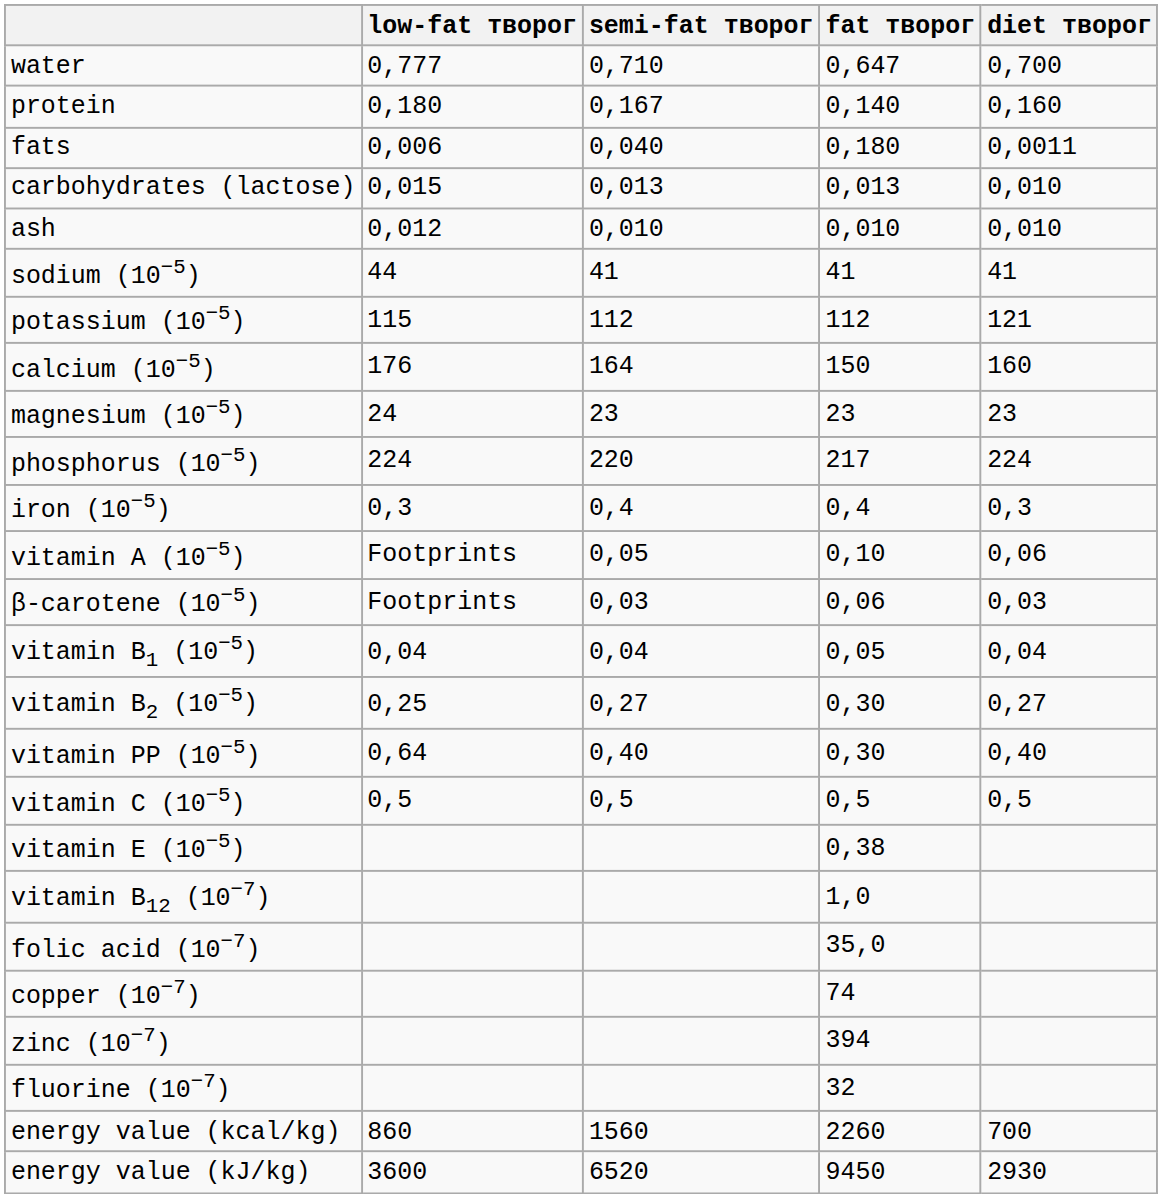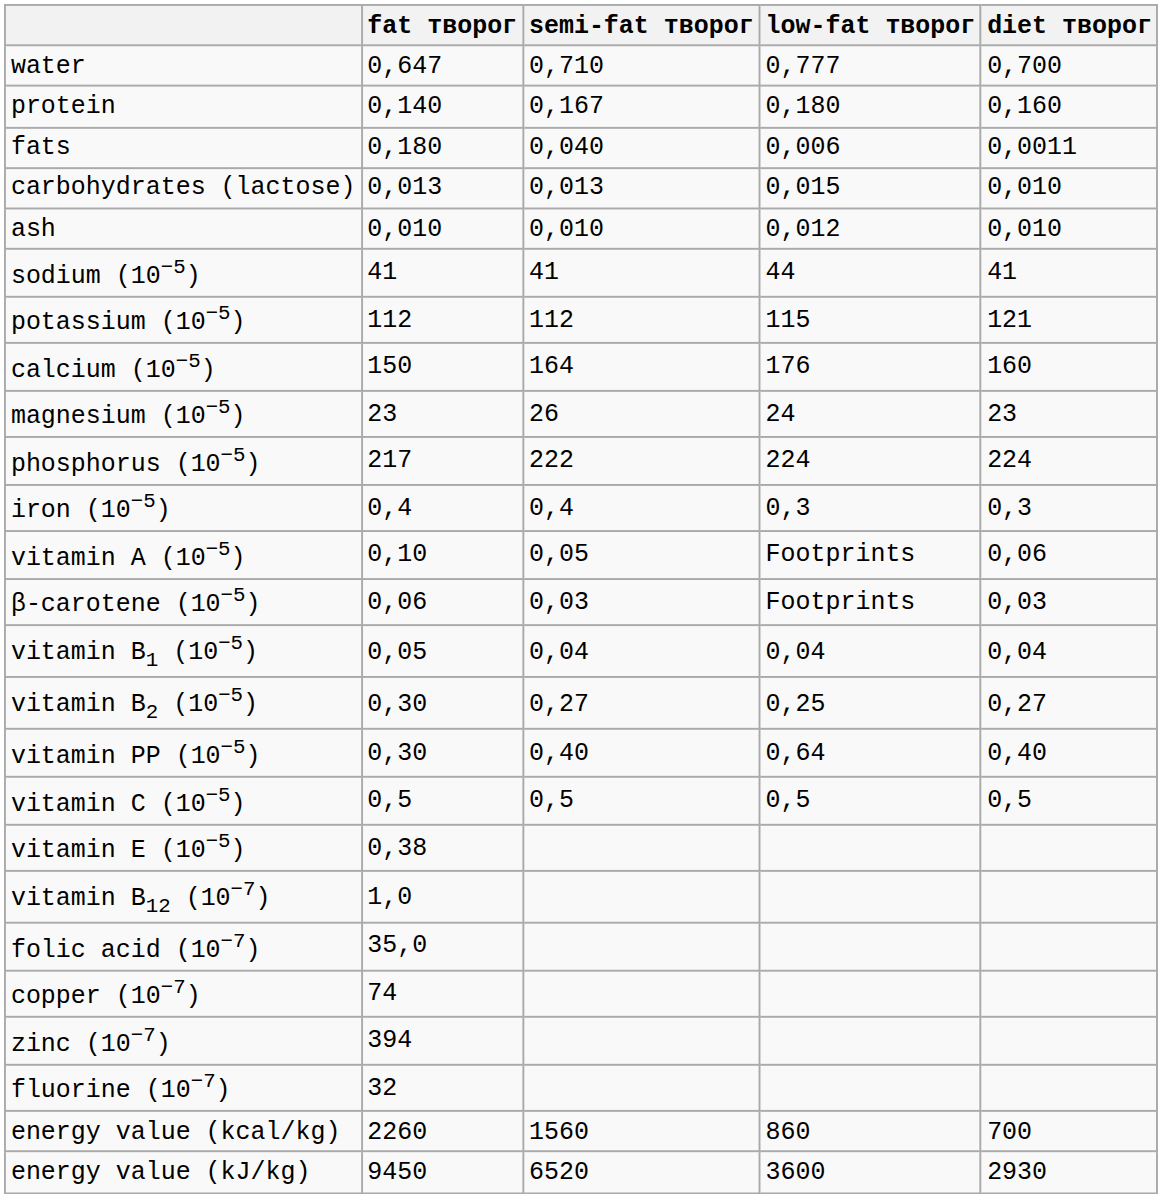columns swapped: (900, 25) <-> (472, 25)
(604, 414) 23 -> (544, 414) 26
(611, 461) 220 -> (551, 461) 222
